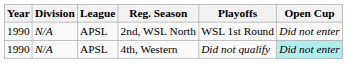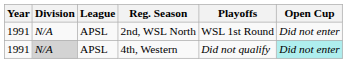(18, 31) 1990 -> (18, 31) 1991
(18, 49) 1990 -> (18, 49) 1991
(44, 49) no background -> (44, 49) lightgrey background
